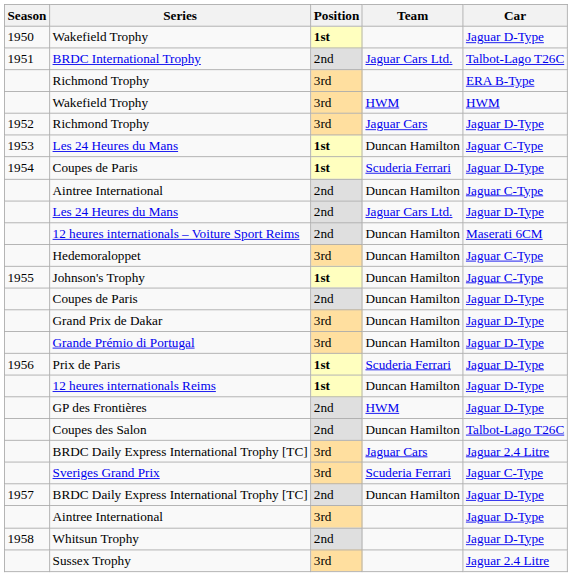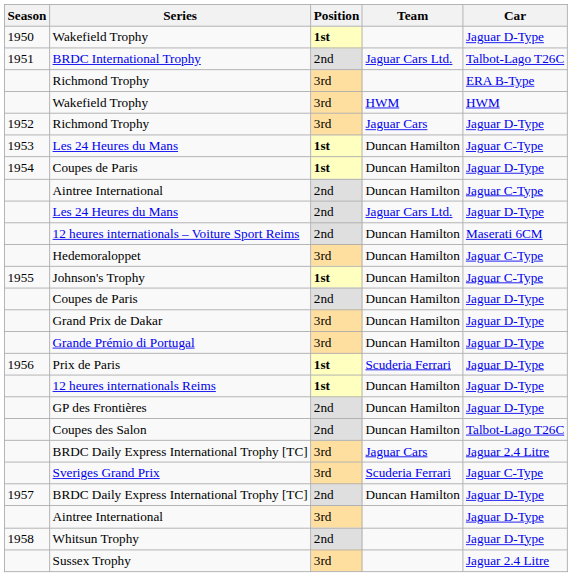(408, 168) Scuderia Ferrari -> (413, 168) Duncan Hamilton
(382, 408) HWM -> (413, 408) Duncan Hamilton
